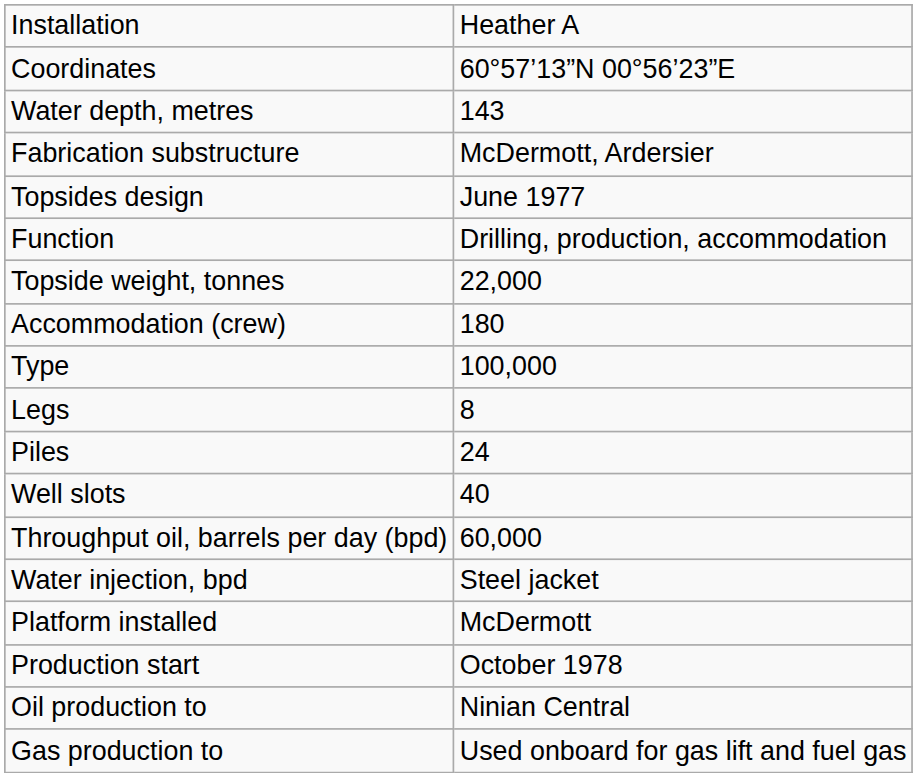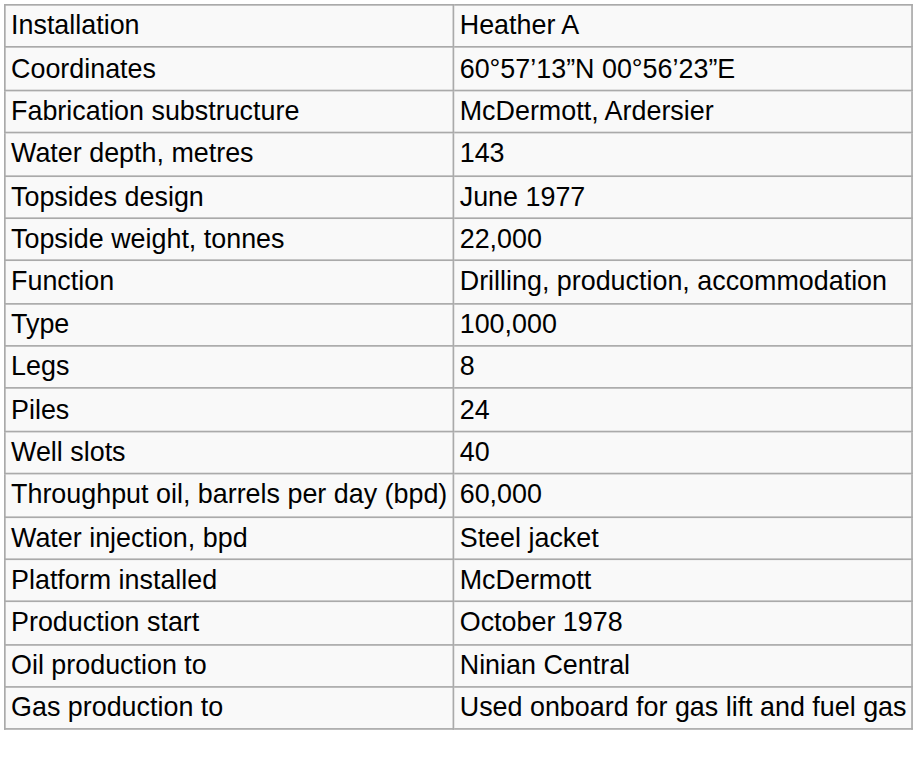rows swapped: (132, 111) <-> (155, 153)
rows swapped: (148, 281) <-> (63, 238)
- row: (148, 324)
